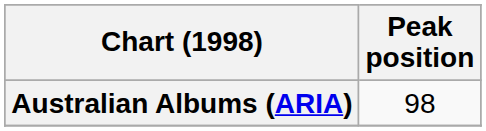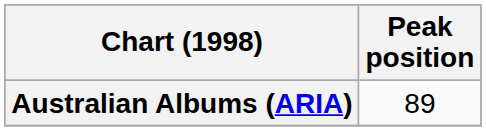(420, 102) 98 -> (420, 102) 89
